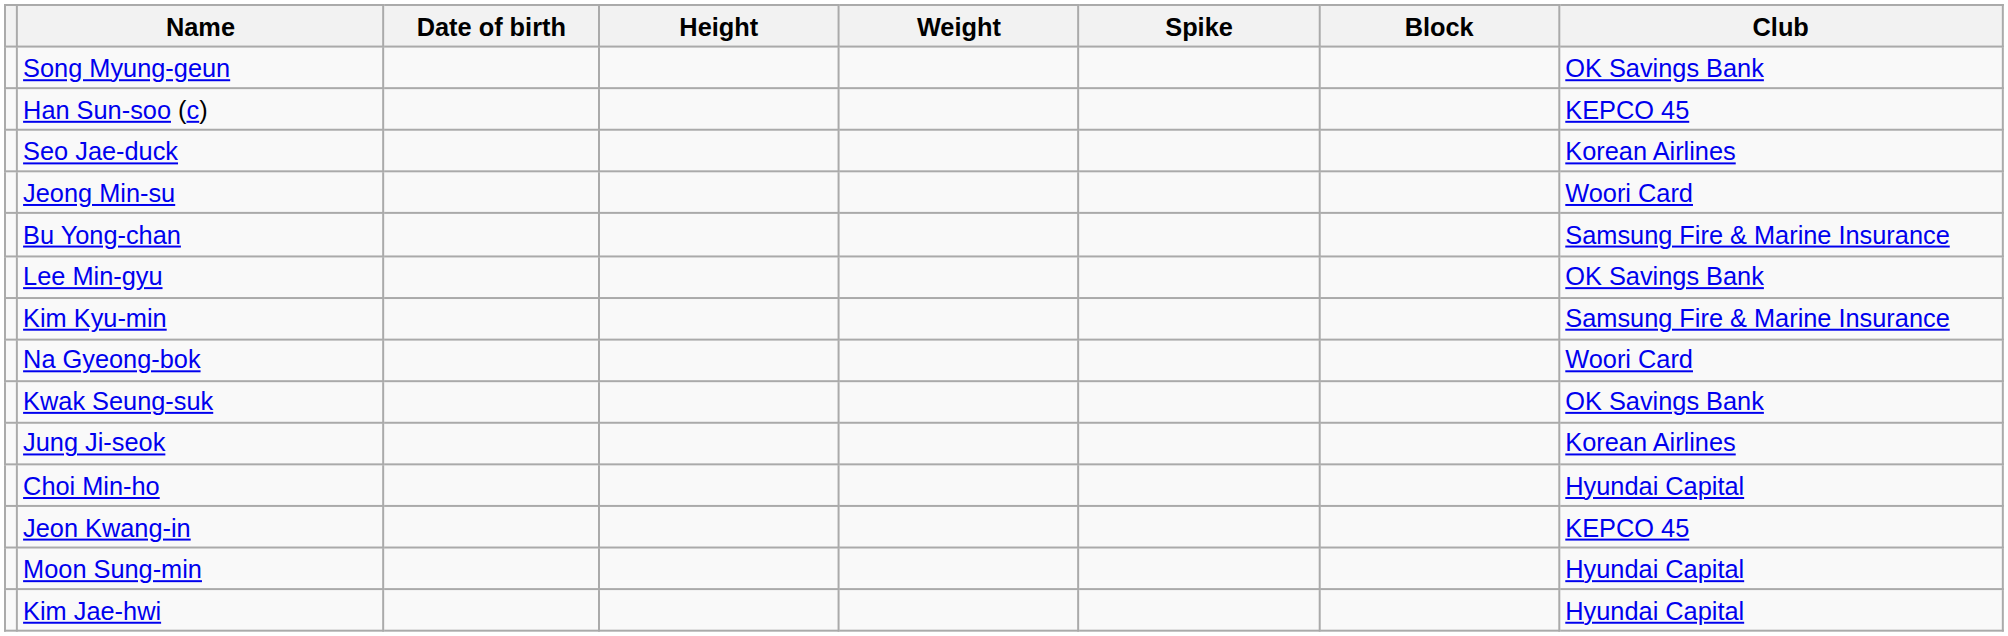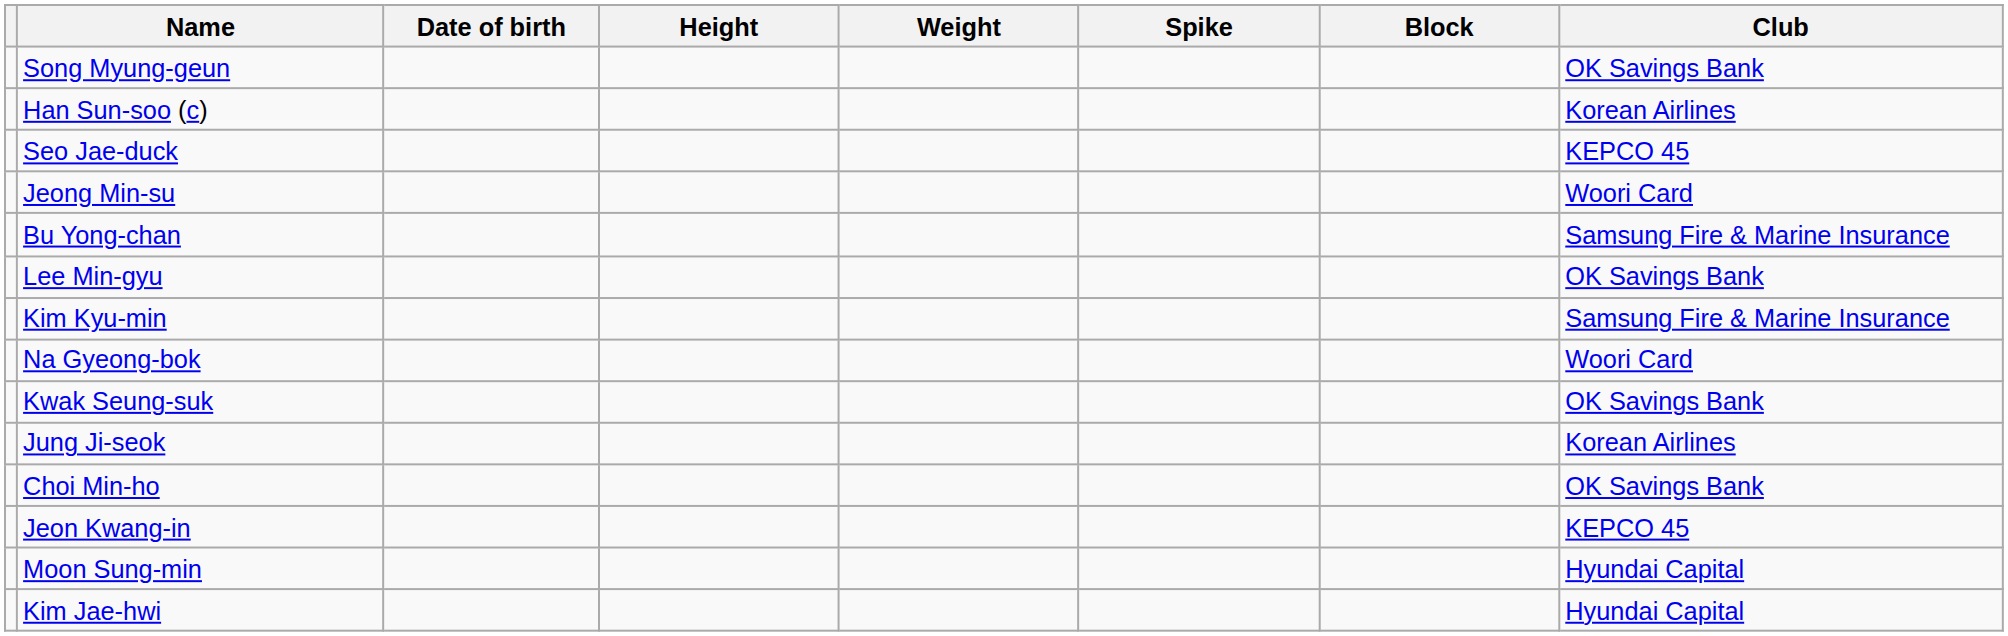(1627, 109) KEPCO 45 -> (1651, 109) Korean Airlines
(1651, 151) Korean Airlines -> (1627, 151) KEPCO 45
(1655, 485) Hyundai Capital -> (1665, 485) OK Savings Bank
